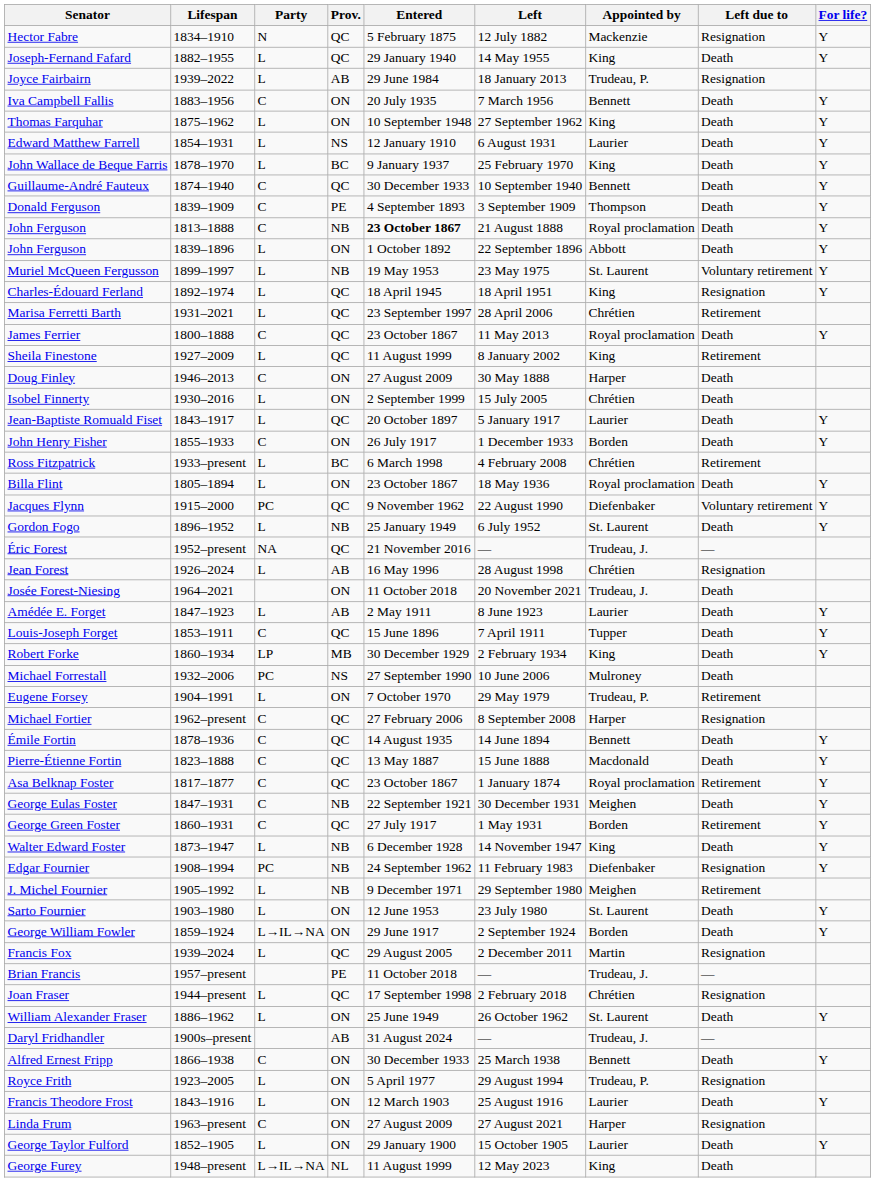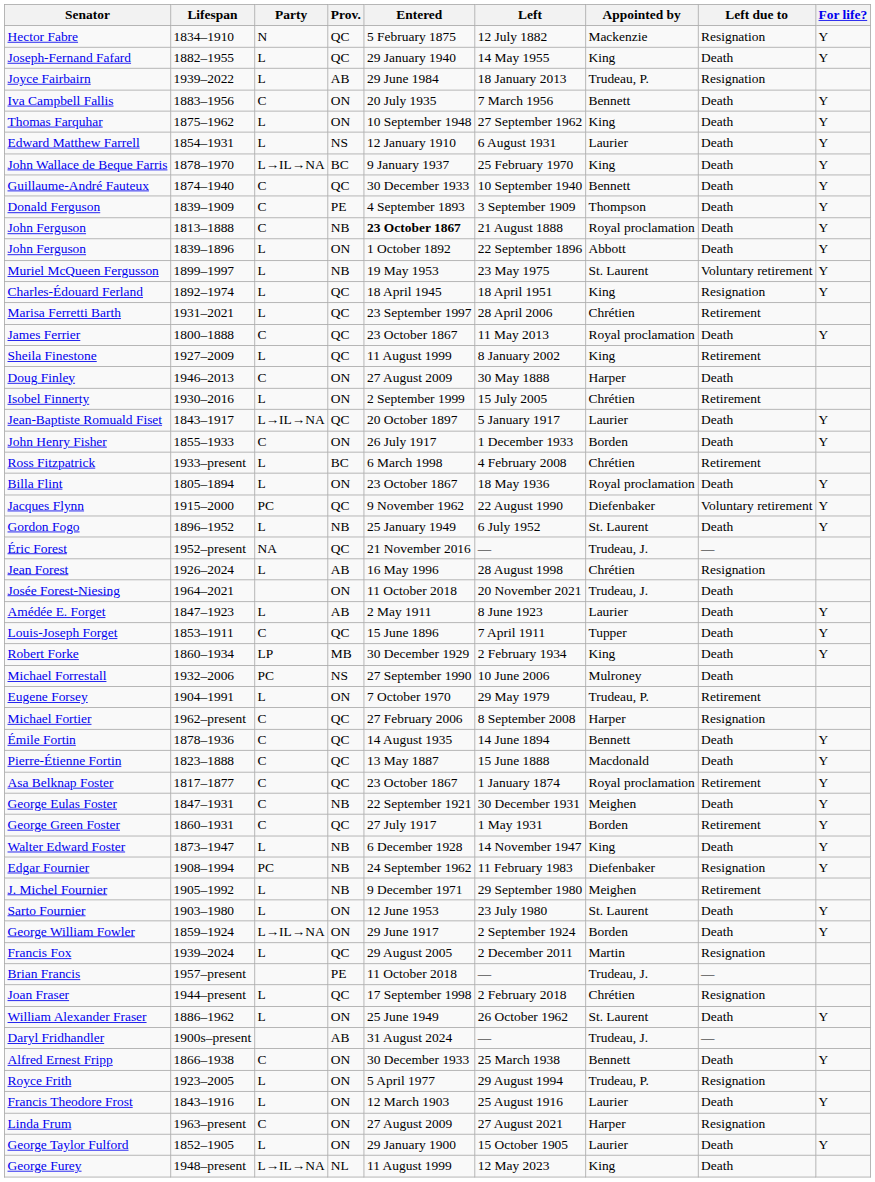(262, 164) L -> (291, 164) L→IL→NA
(717, 398) Death -> (731, 398) Retirement
(262, 420) L -> (291, 420) L→IL→NA
